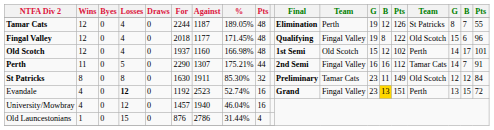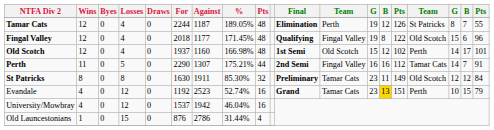(125, 91) bold -> (125, 91) normal
(344, 91) Fingal Valley -> (341, 91) Tamar Cats
(455, 91) 13 -> (455, 91) 10
(479, 91) 72 -> (479, 91) 79
(182, 105) 1457 -> (182, 105) 1537
(202, 105) 1940 -> (202, 105) 1942
